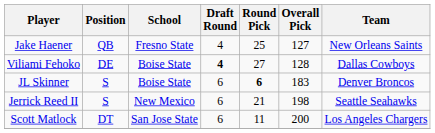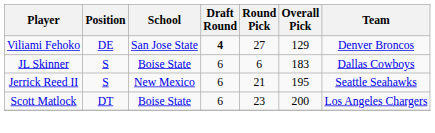- row: (44, 45)
(164, 63) Boise State -> (164, 45) San Jose State
(300, 63) 128 -> (300, 45) 129
(376, 63) Dallas Cowboys -> (376, 45) Denver Broncos
(259, 82) bold -> (259, 63) normal
(376, 82) Denver Broncos -> (376, 63) Dallas Cowboys
(300, 100) 198 -> (300, 82) 195
(164, 119) San Jose State -> (164, 100) Boise State
(259, 119) 11 -> (259, 100) 23
